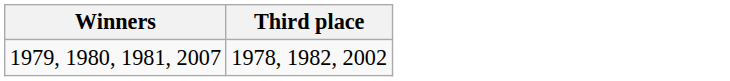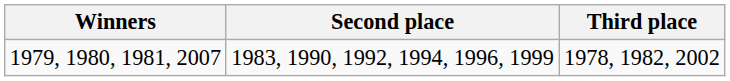+ column: (393, 22)
